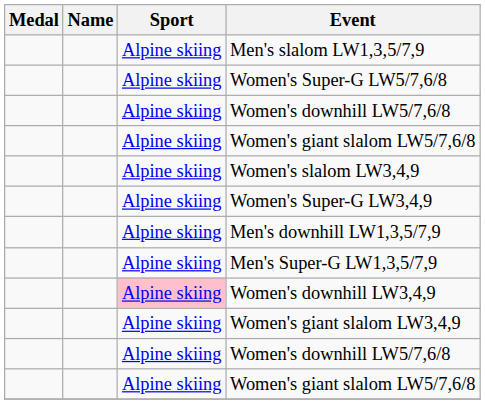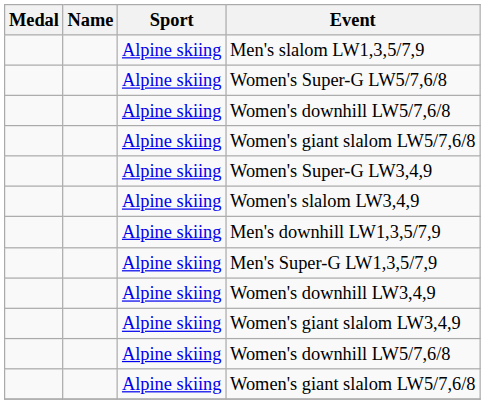rows swapped: (34, 202) <-> (34, 172)
(172, 292) pink background -> (172, 292) no background
